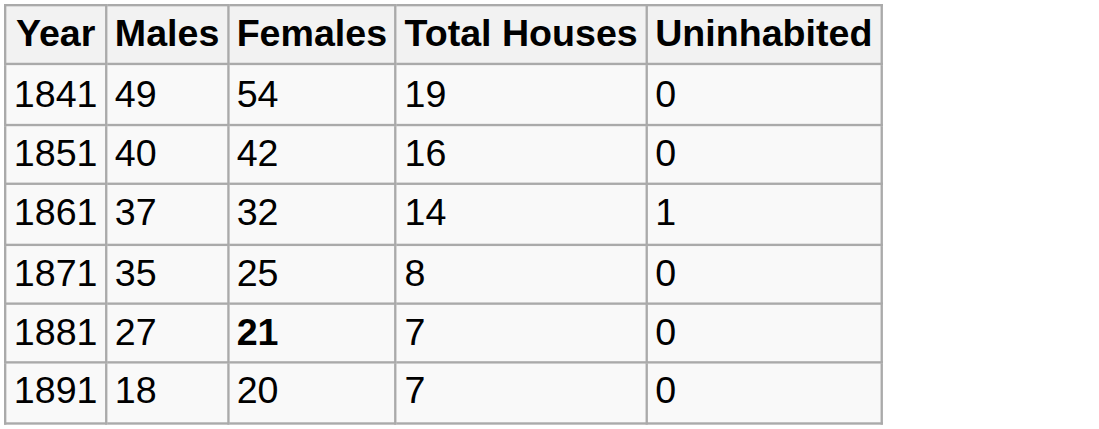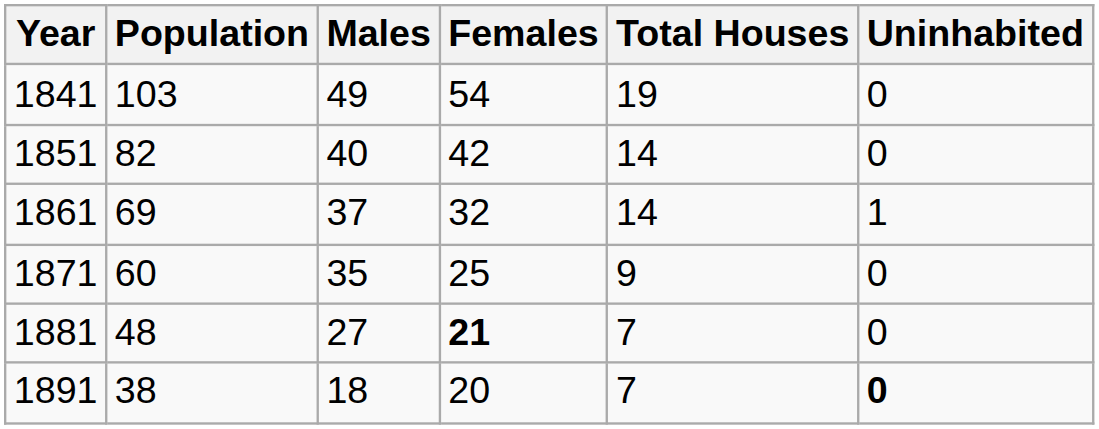+ column: (212, 34)
(425, 153) 16 -> (637, 153) 14
(415, 272) 8 -> (627, 272) 9
(666, 392) normal -> (877, 392) bold
